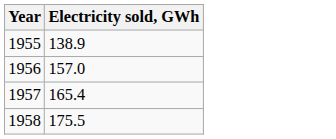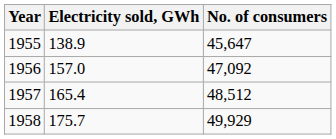+ column: (267, 17)
(67, 120) 175.5 -> (67, 120) 175.7
